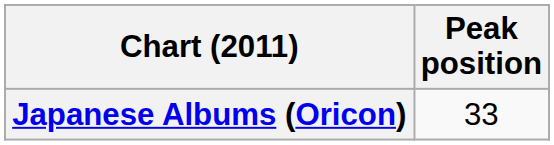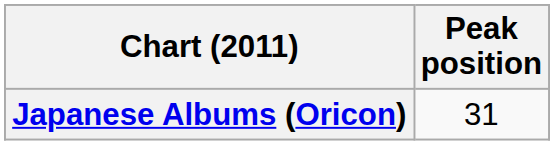(481, 113) 33 -> (481, 113) 31
